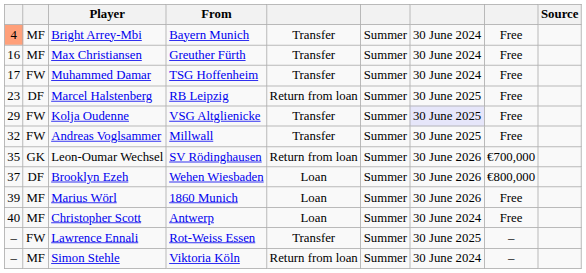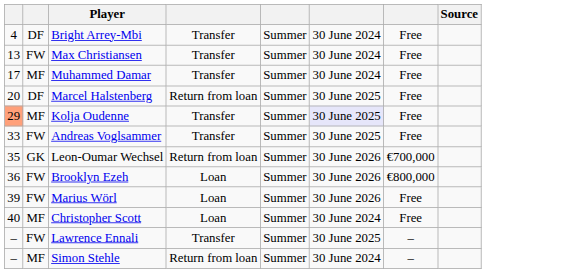- column: (216, 14)
(14, 34) lightsalmon background -> (14, 34) no background
(36, 34) MF -> (36, 34) DF
(14, 55) 16 -> (14, 55) 13
(36, 55) MF -> (36, 55) FW
(36, 75) FW -> (36, 75) MF
(14, 95) 23 -> (14, 95) 20
(14, 116) no background -> (14, 116) lightsalmon background
(36, 116) FW -> (36, 116) MF
(14, 136) 32 -> (14, 136) 33
(14, 177) 37 -> (14, 177) 36
(36, 177) DF -> (36, 177) FW
(36, 197) MF -> (36, 197) FW
